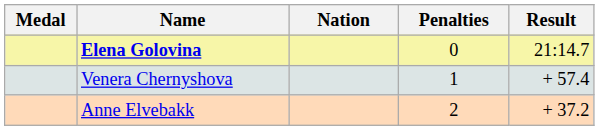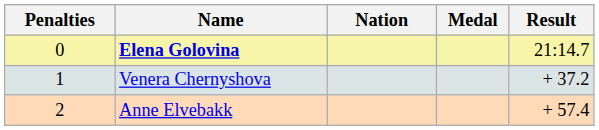columns swapped: (41, 19) <-> (454, 19)
(566, 80) + 57.4 -> (566, 80) + 37.2
(566, 110) + 37.2 -> (566, 110) + 57.4
